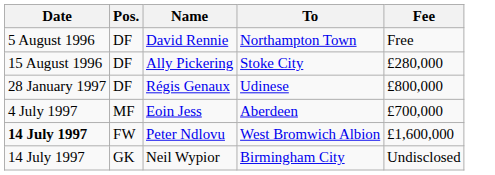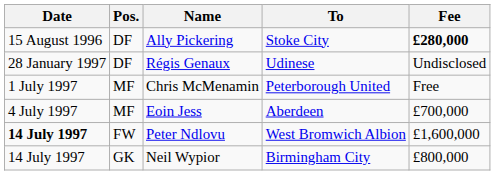- row: (187, 39)
(415, 63) normal -> (441, 39) bold
(415, 87) £800,000 -> (450, 63) Undisclosed
+ row: (202, 87)
(424, 157) Undisclosed -> (441, 157) £800,000
